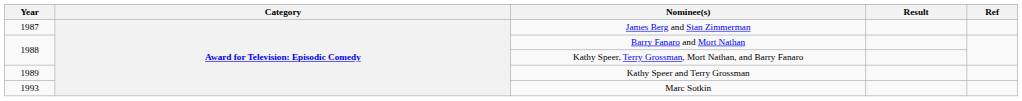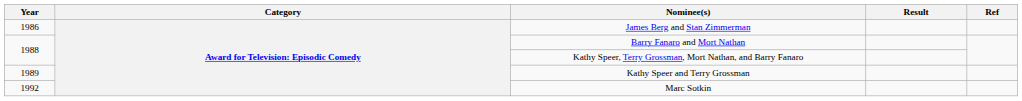(30, 27) 1987 -> (30, 27) 1986
(30, 88) 1993 -> (30, 88) 1992
